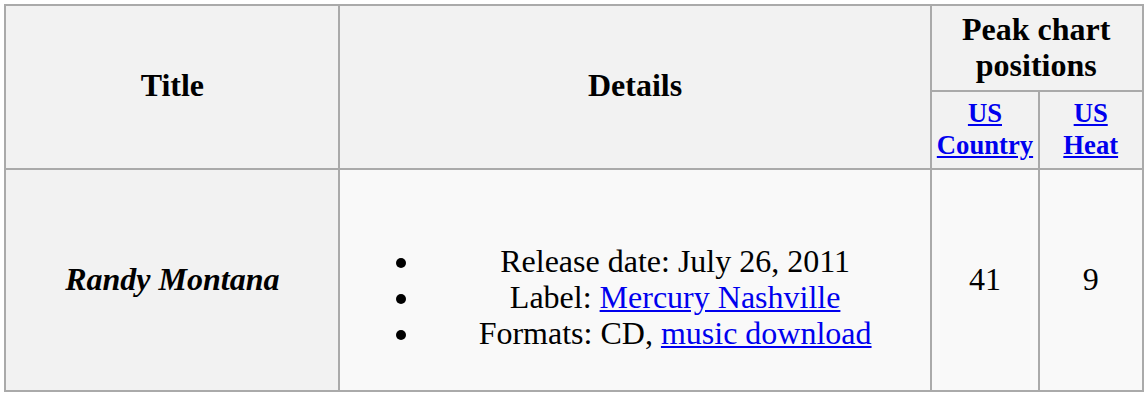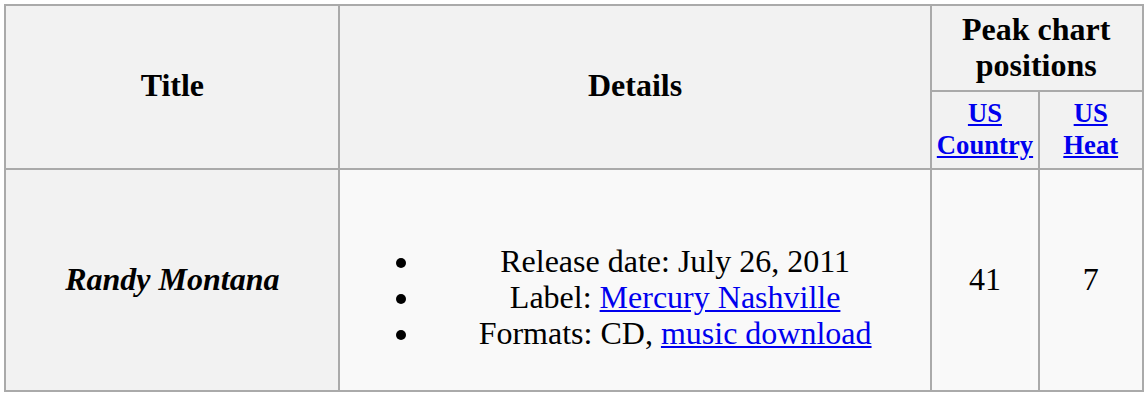(1091, 279) 9 -> (1091, 279) 7
